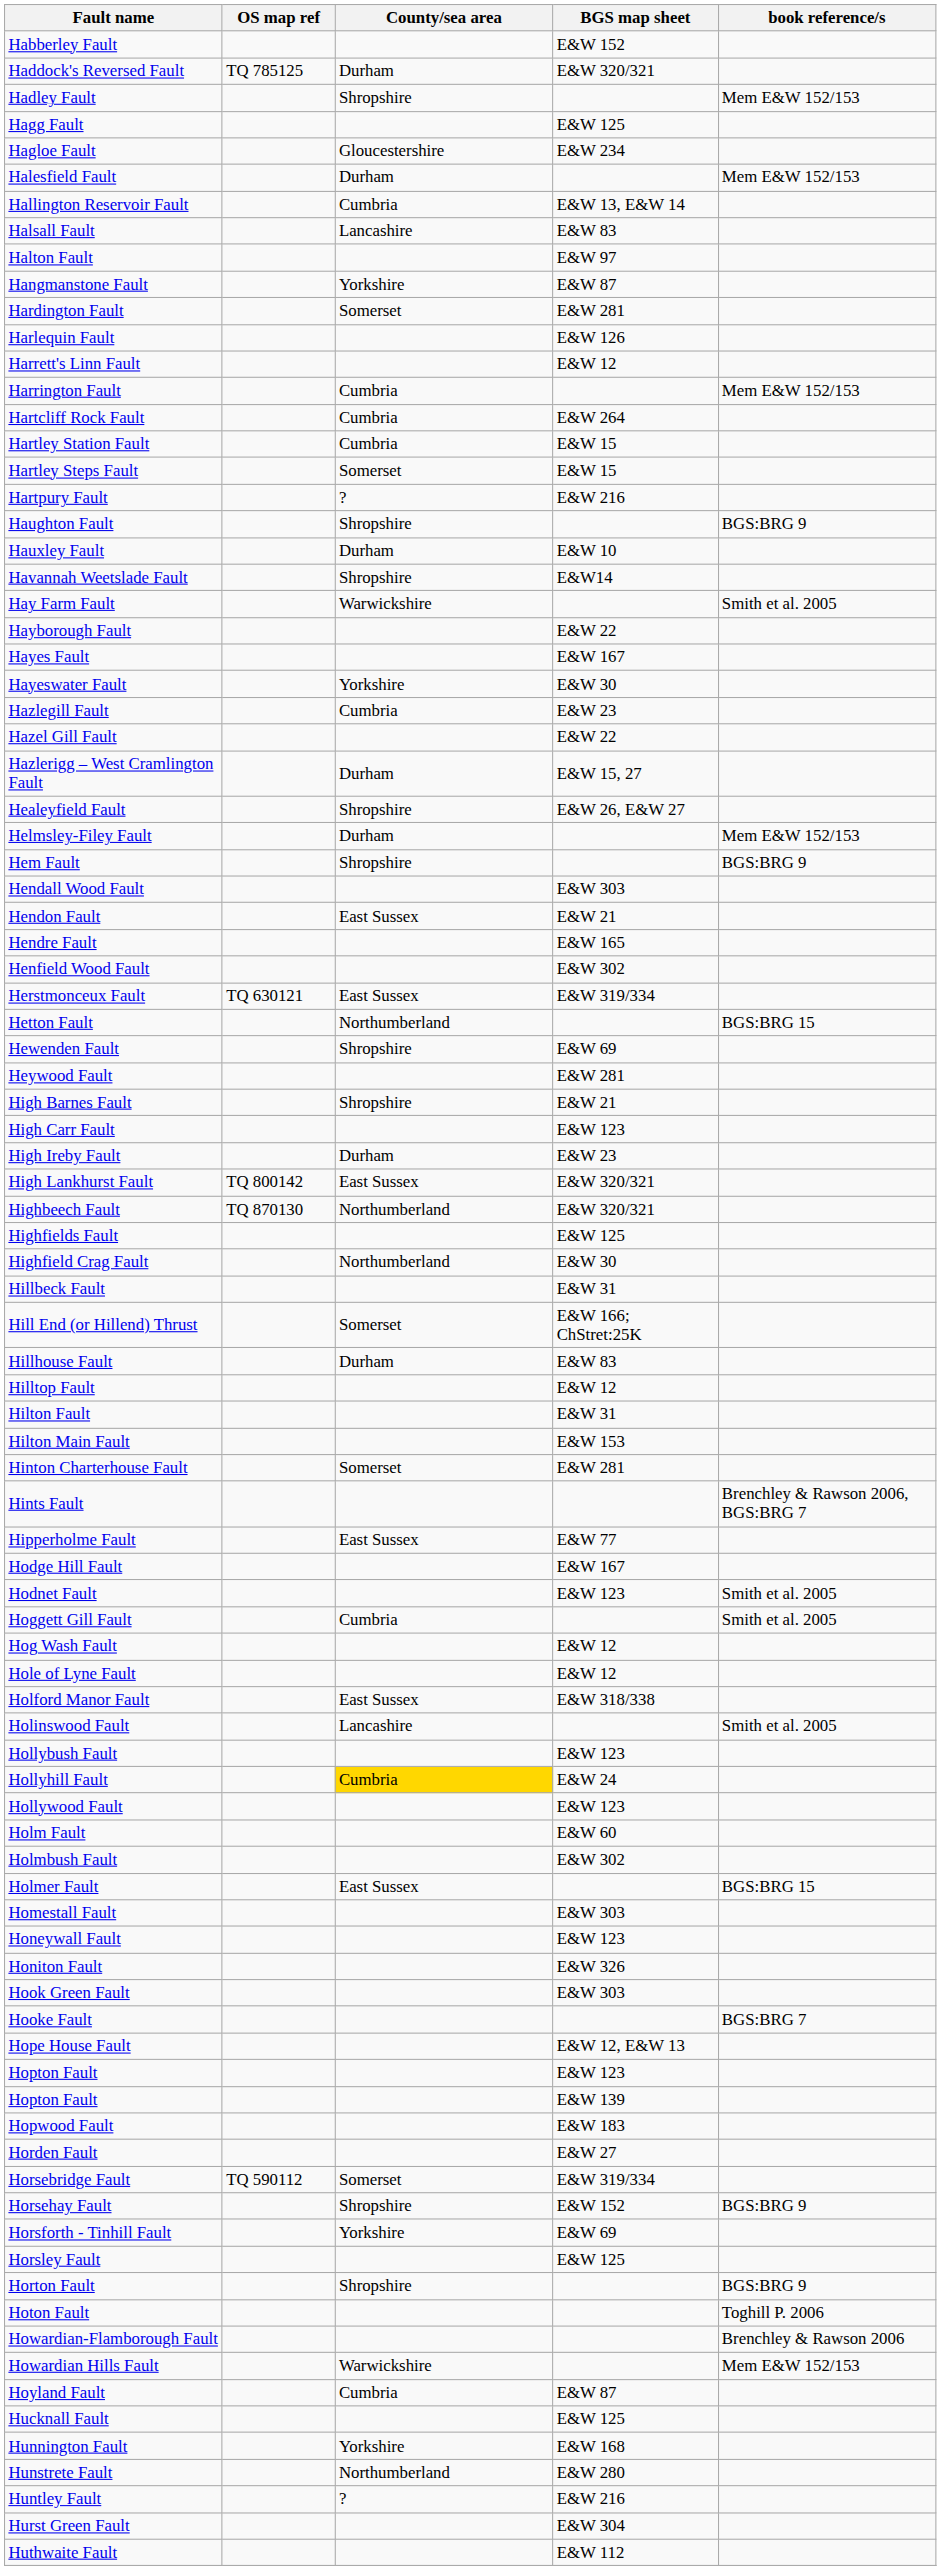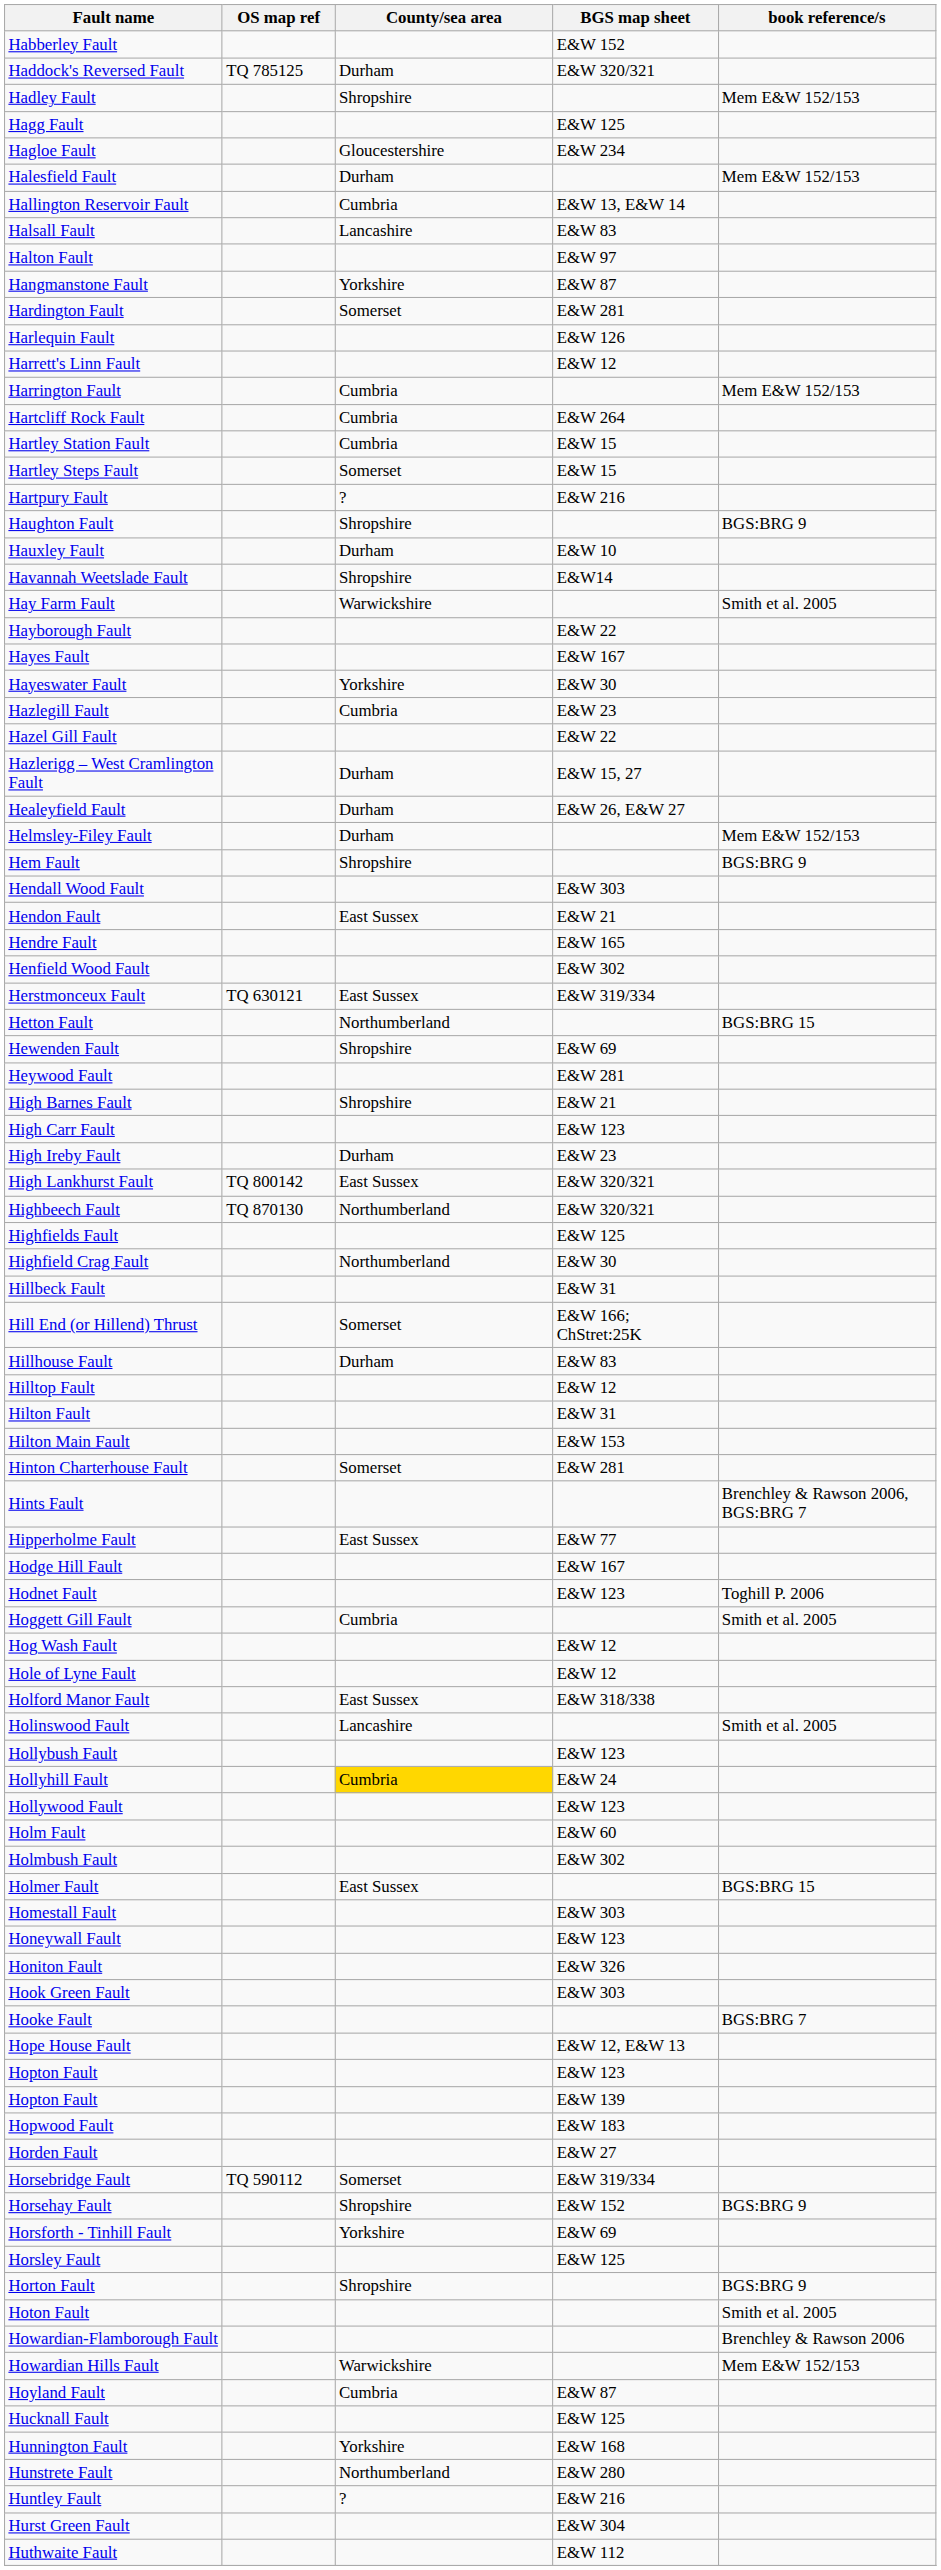(375, 809) Shropshire -> (366, 809) Durham
(779, 1593) Smith et al. 2005 -> (773, 1593) Toghill P. 2006
(773, 2312) Toghill P. 2006 -> (779, 2312) Smith et al. 2005
